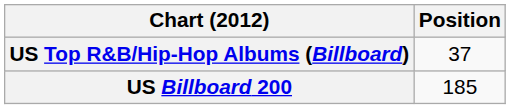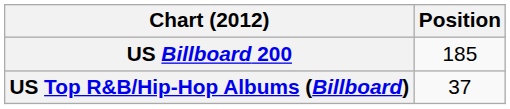rows swapped: (209, 86) <-> (209, 53)
